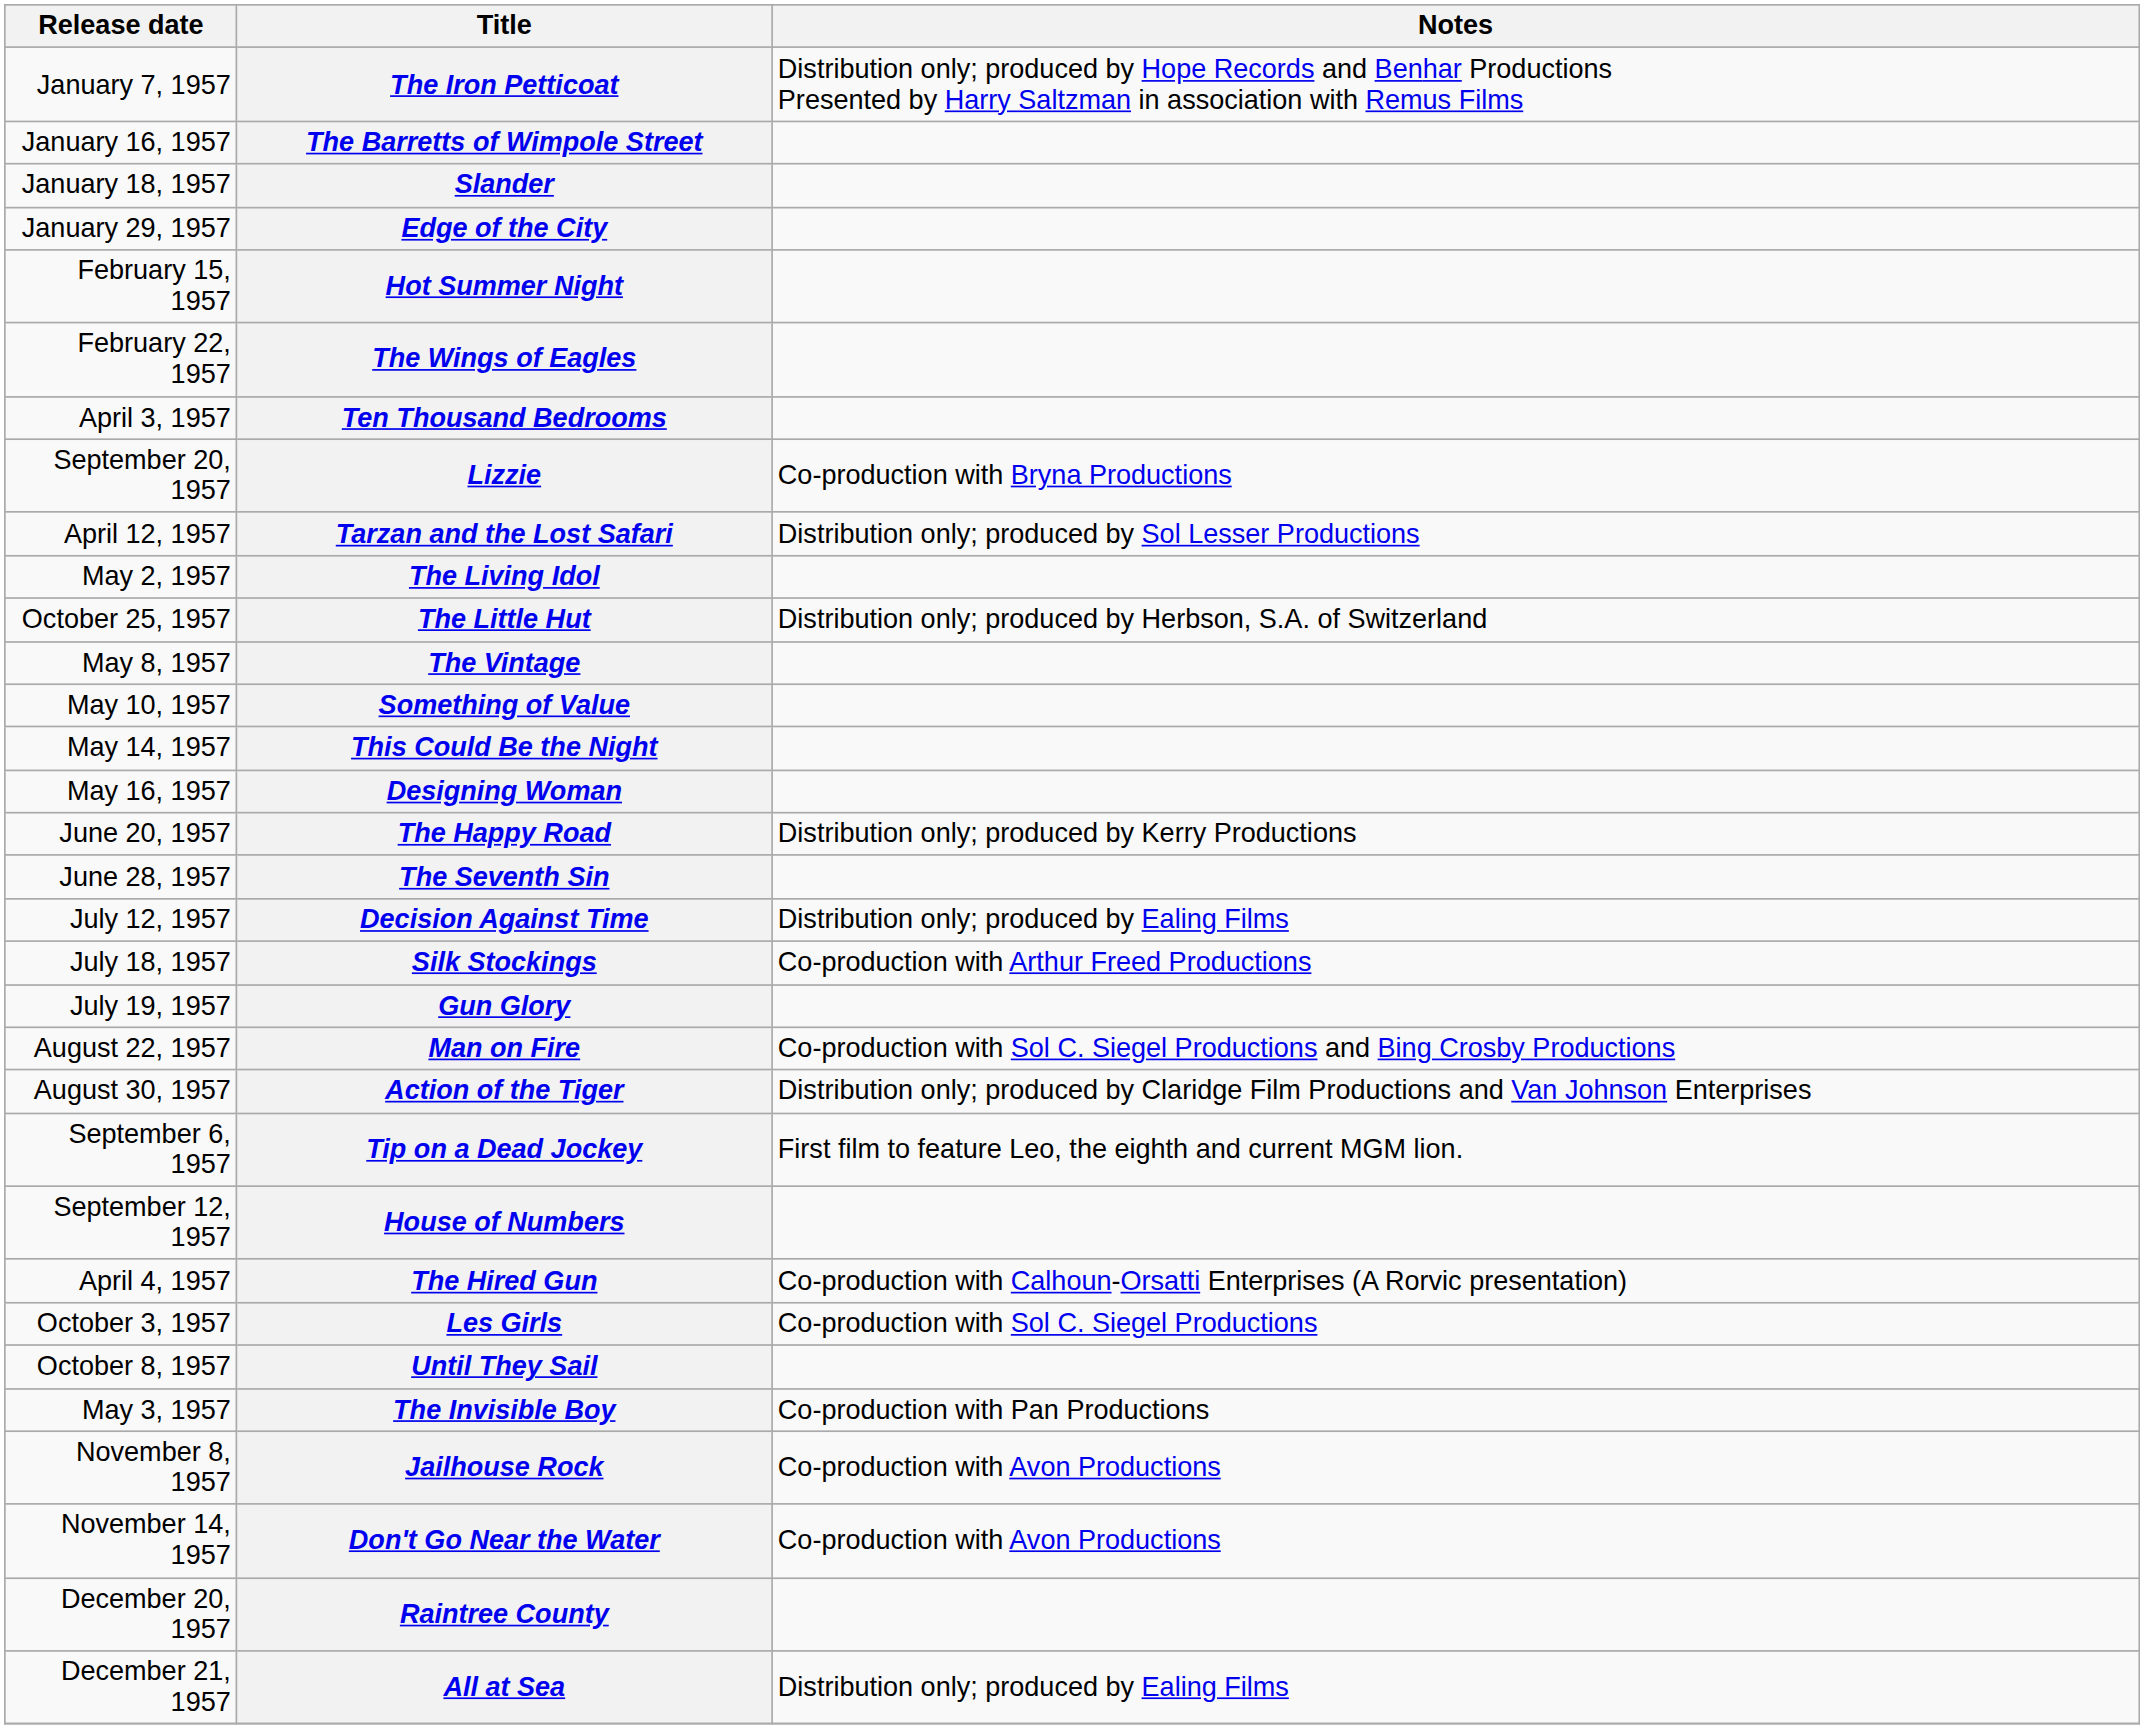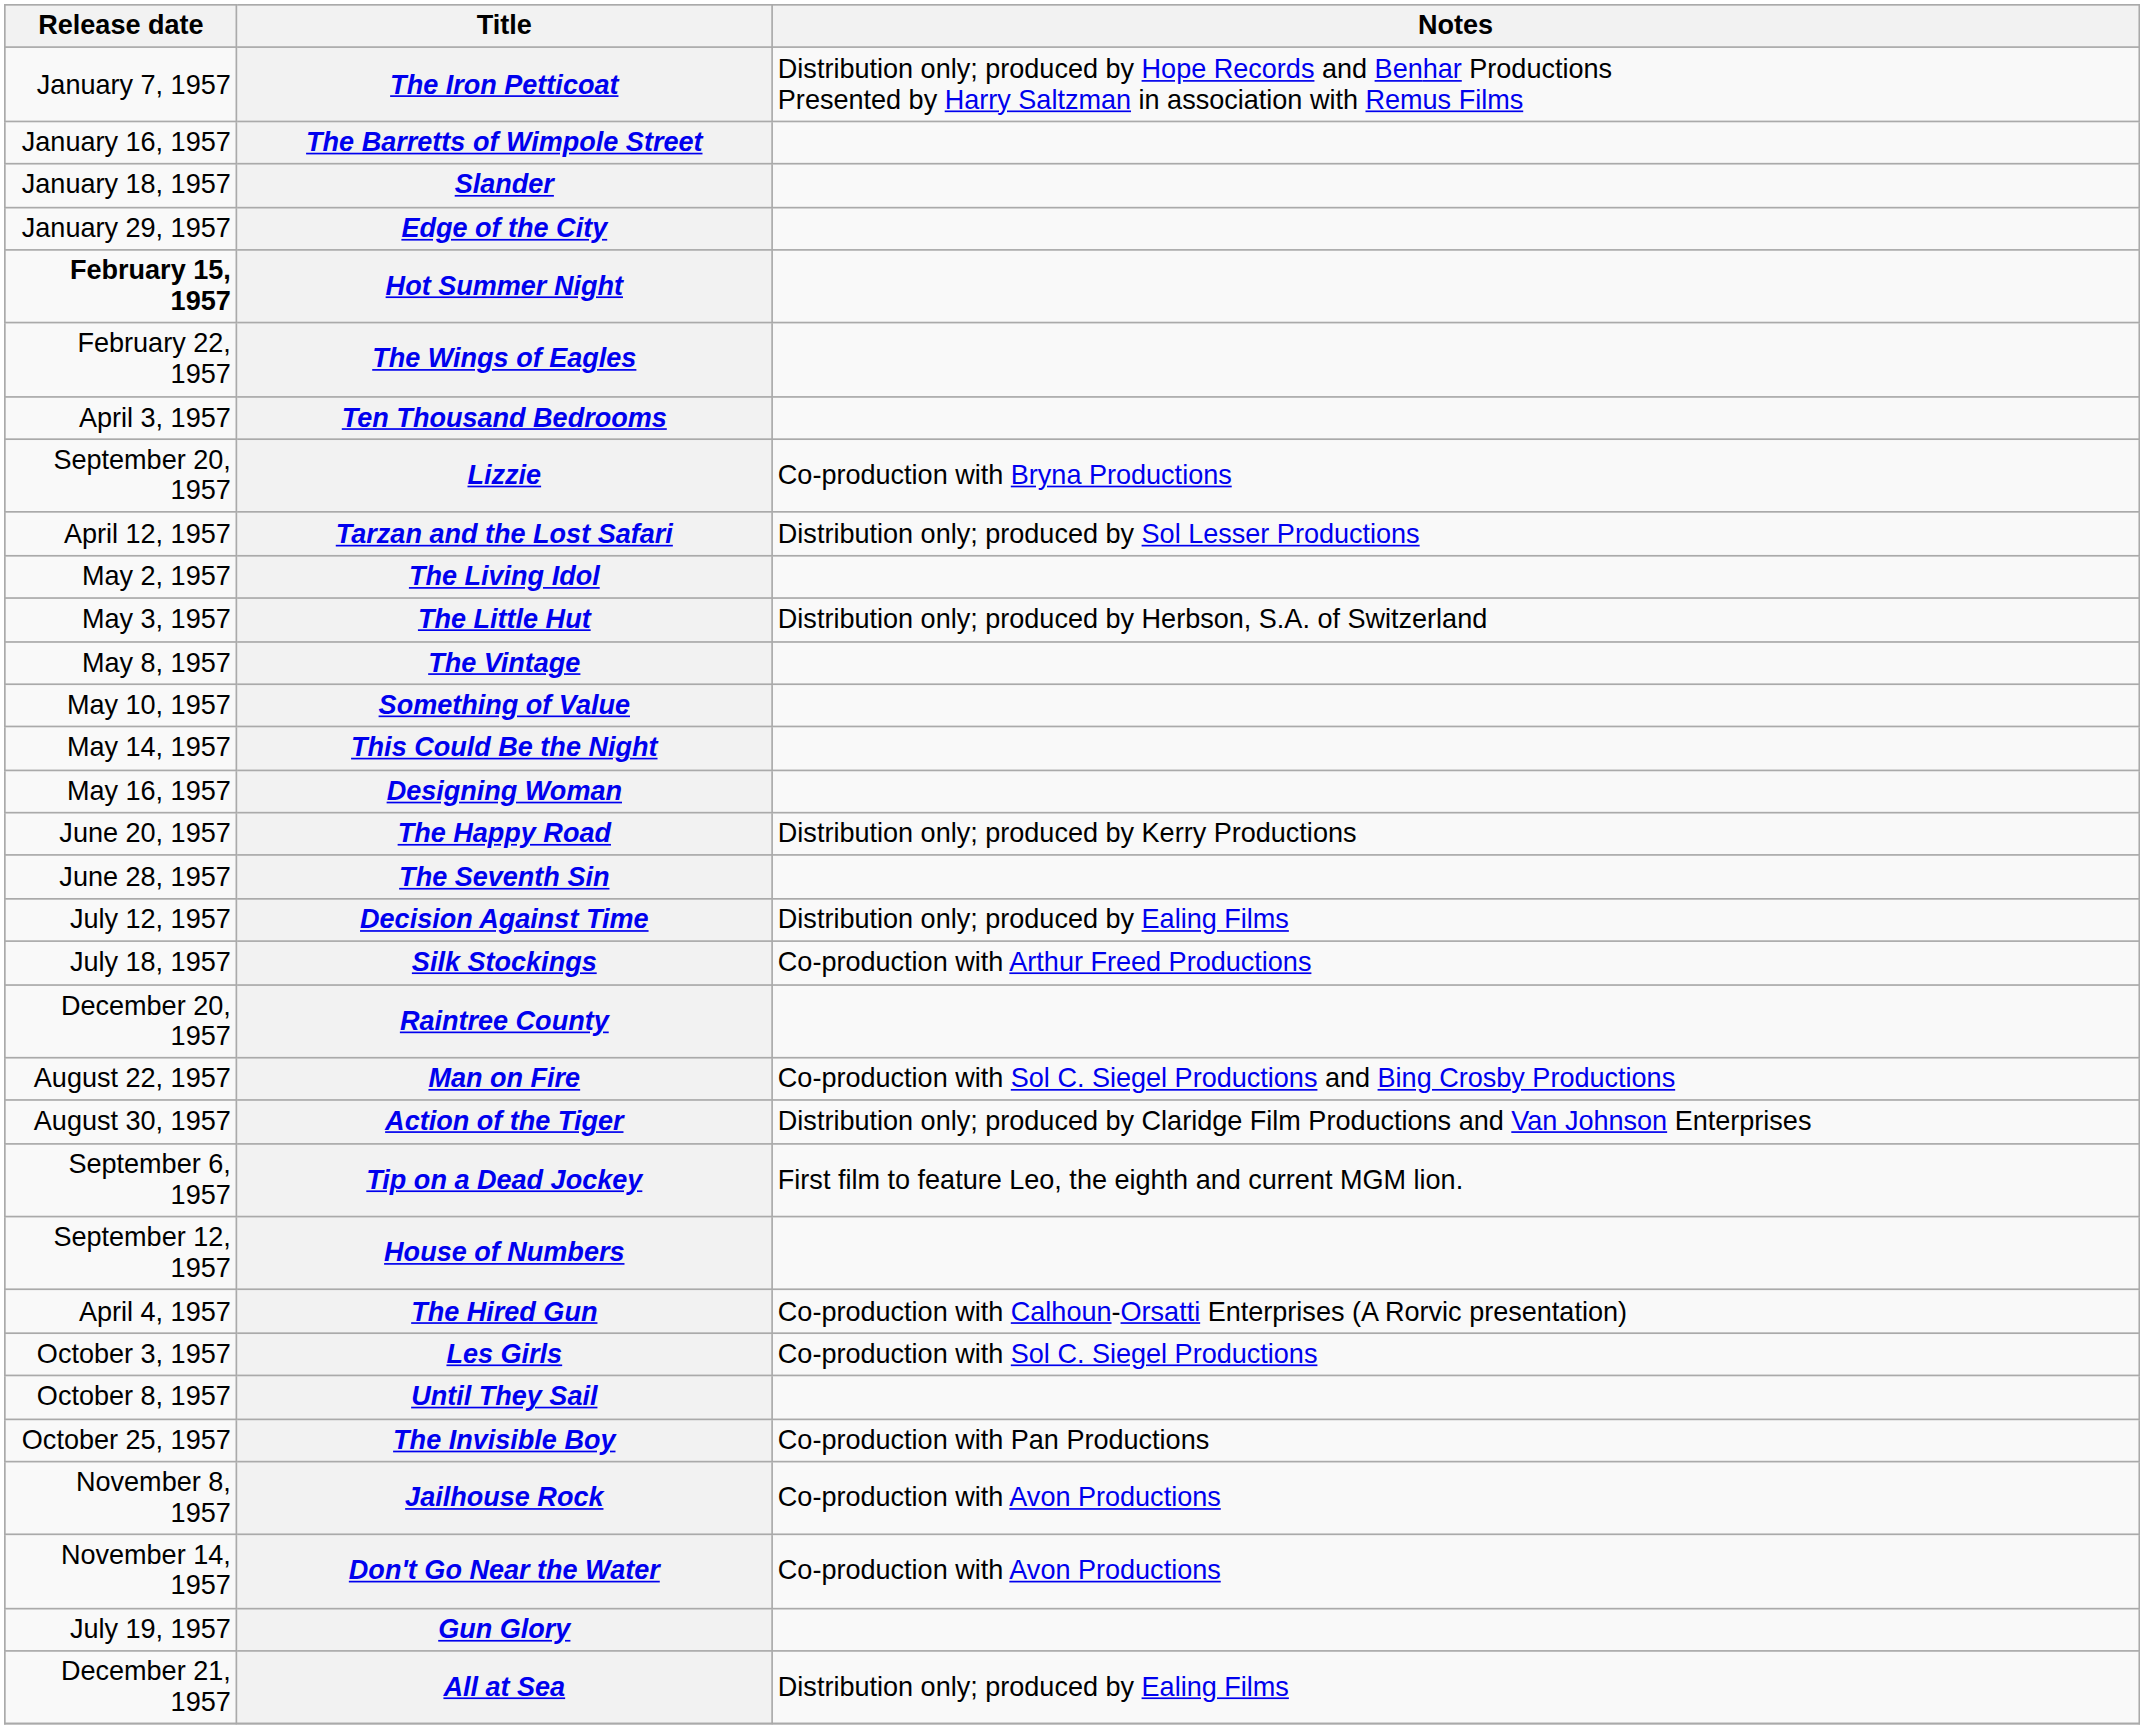(154, 285) normal -> (150, 285) bold
(126, 619) October 25, 1957 -> (156, 619) May 3, 1957
rows swapped: (504, 1005) <-> (504, 1613)
(156, 1409) May 3, 1957 -> (126, 1439) October 25, 1957
